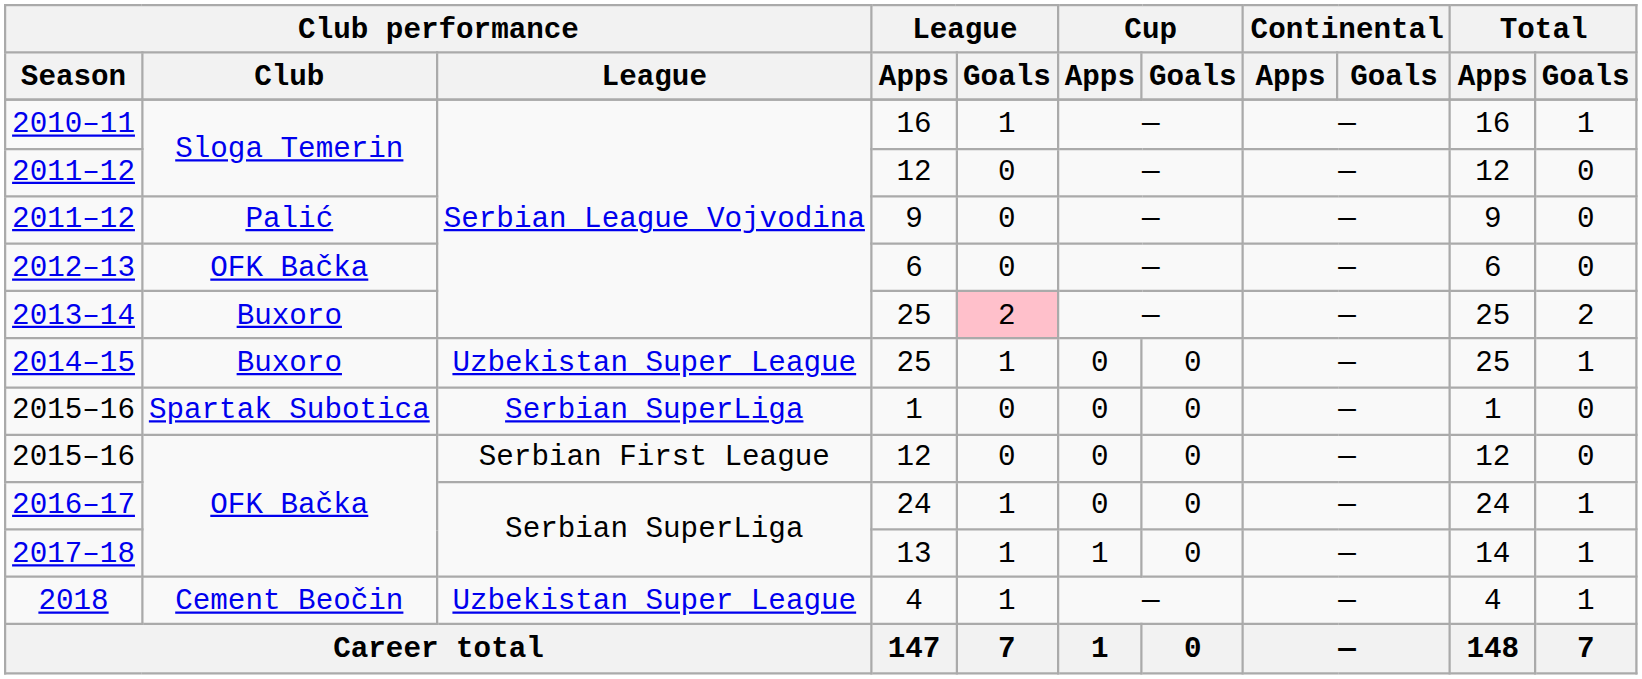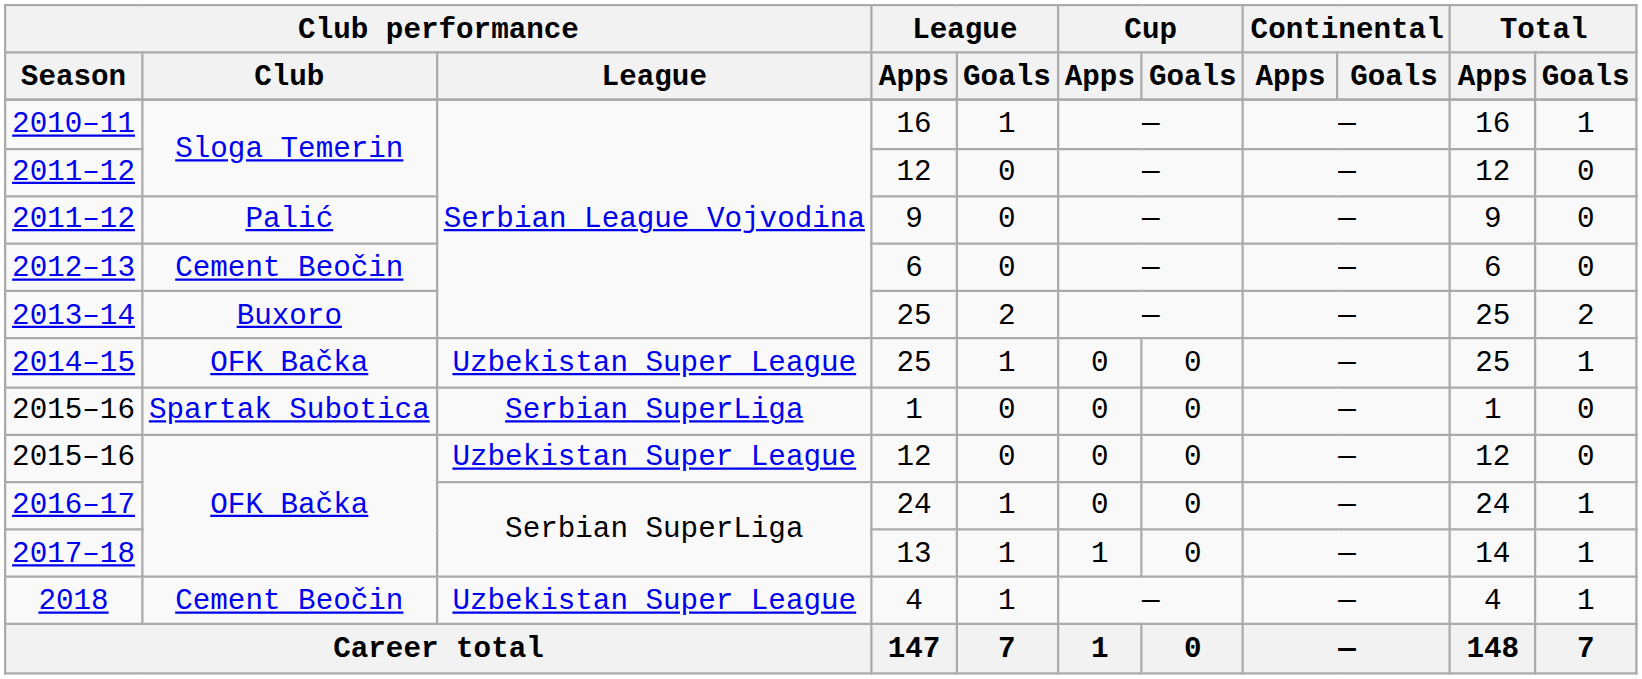(289, 267) OFK Bačka -> (289, 267) Cement Beočin
(1007, 315) pink background -> (1007, 315) no background
(289, 363) Buxoro -> (289, 363) OFK Bačka
(654, 458) Serbian First League -> (654, 458) Uzbekistan Super League
